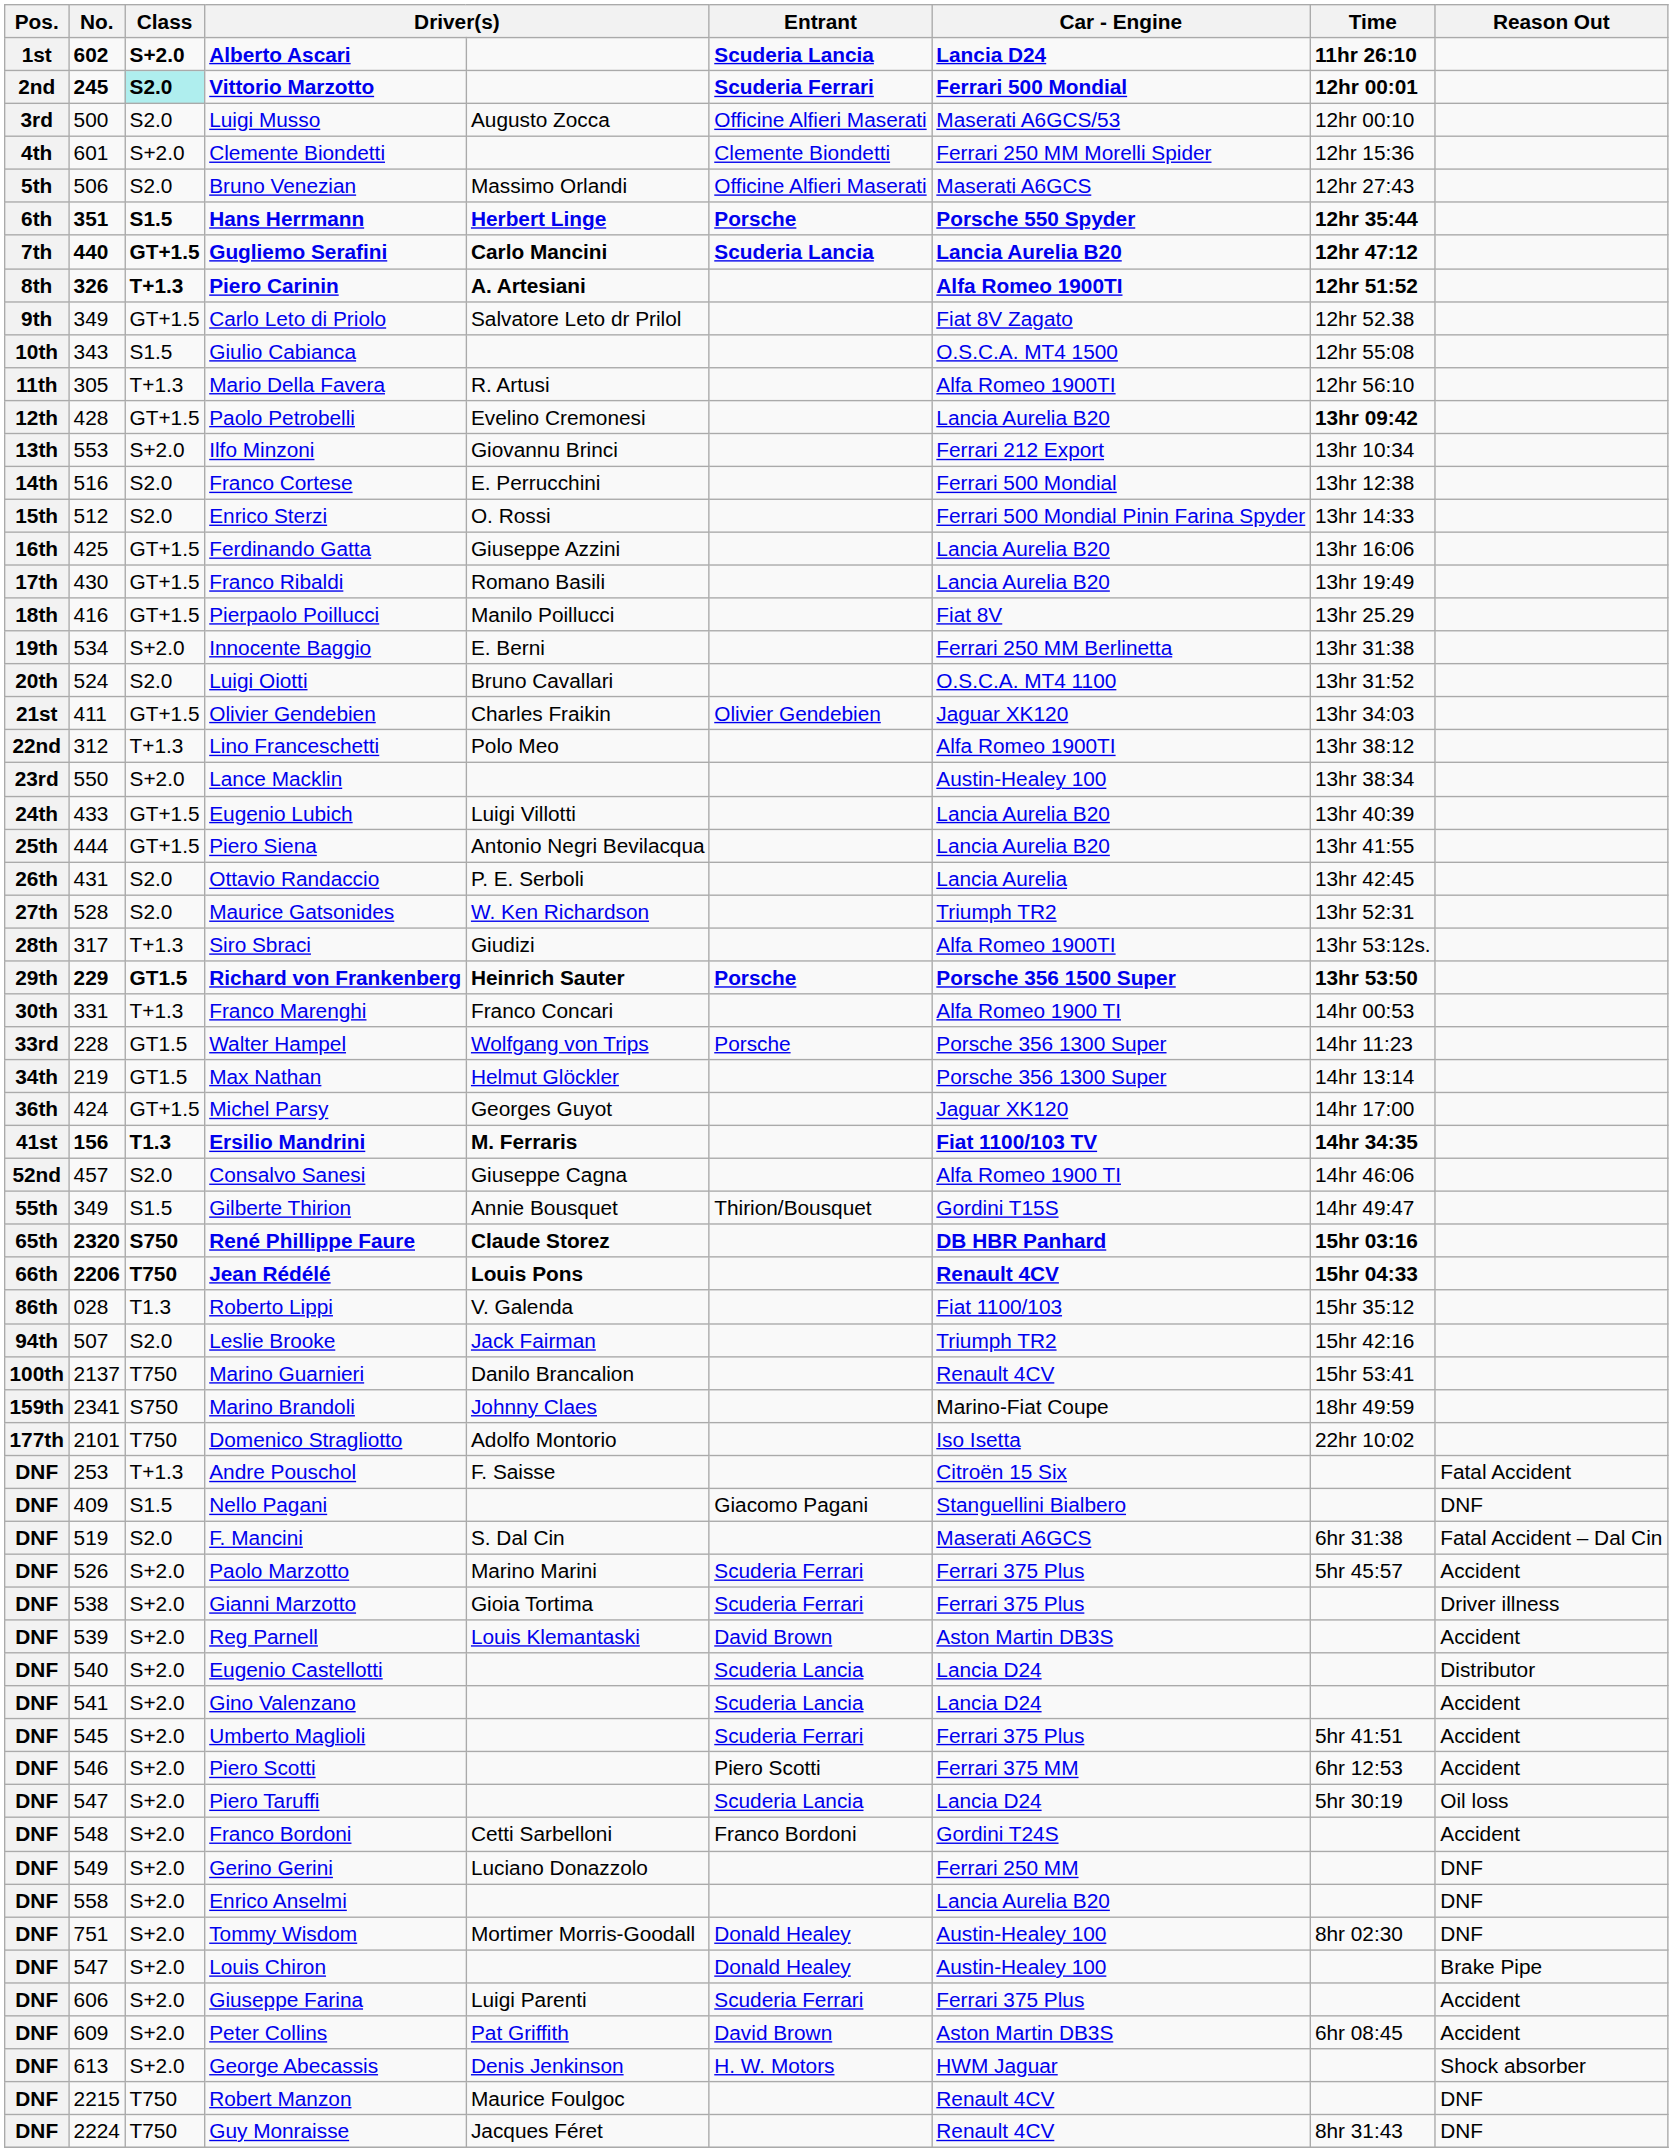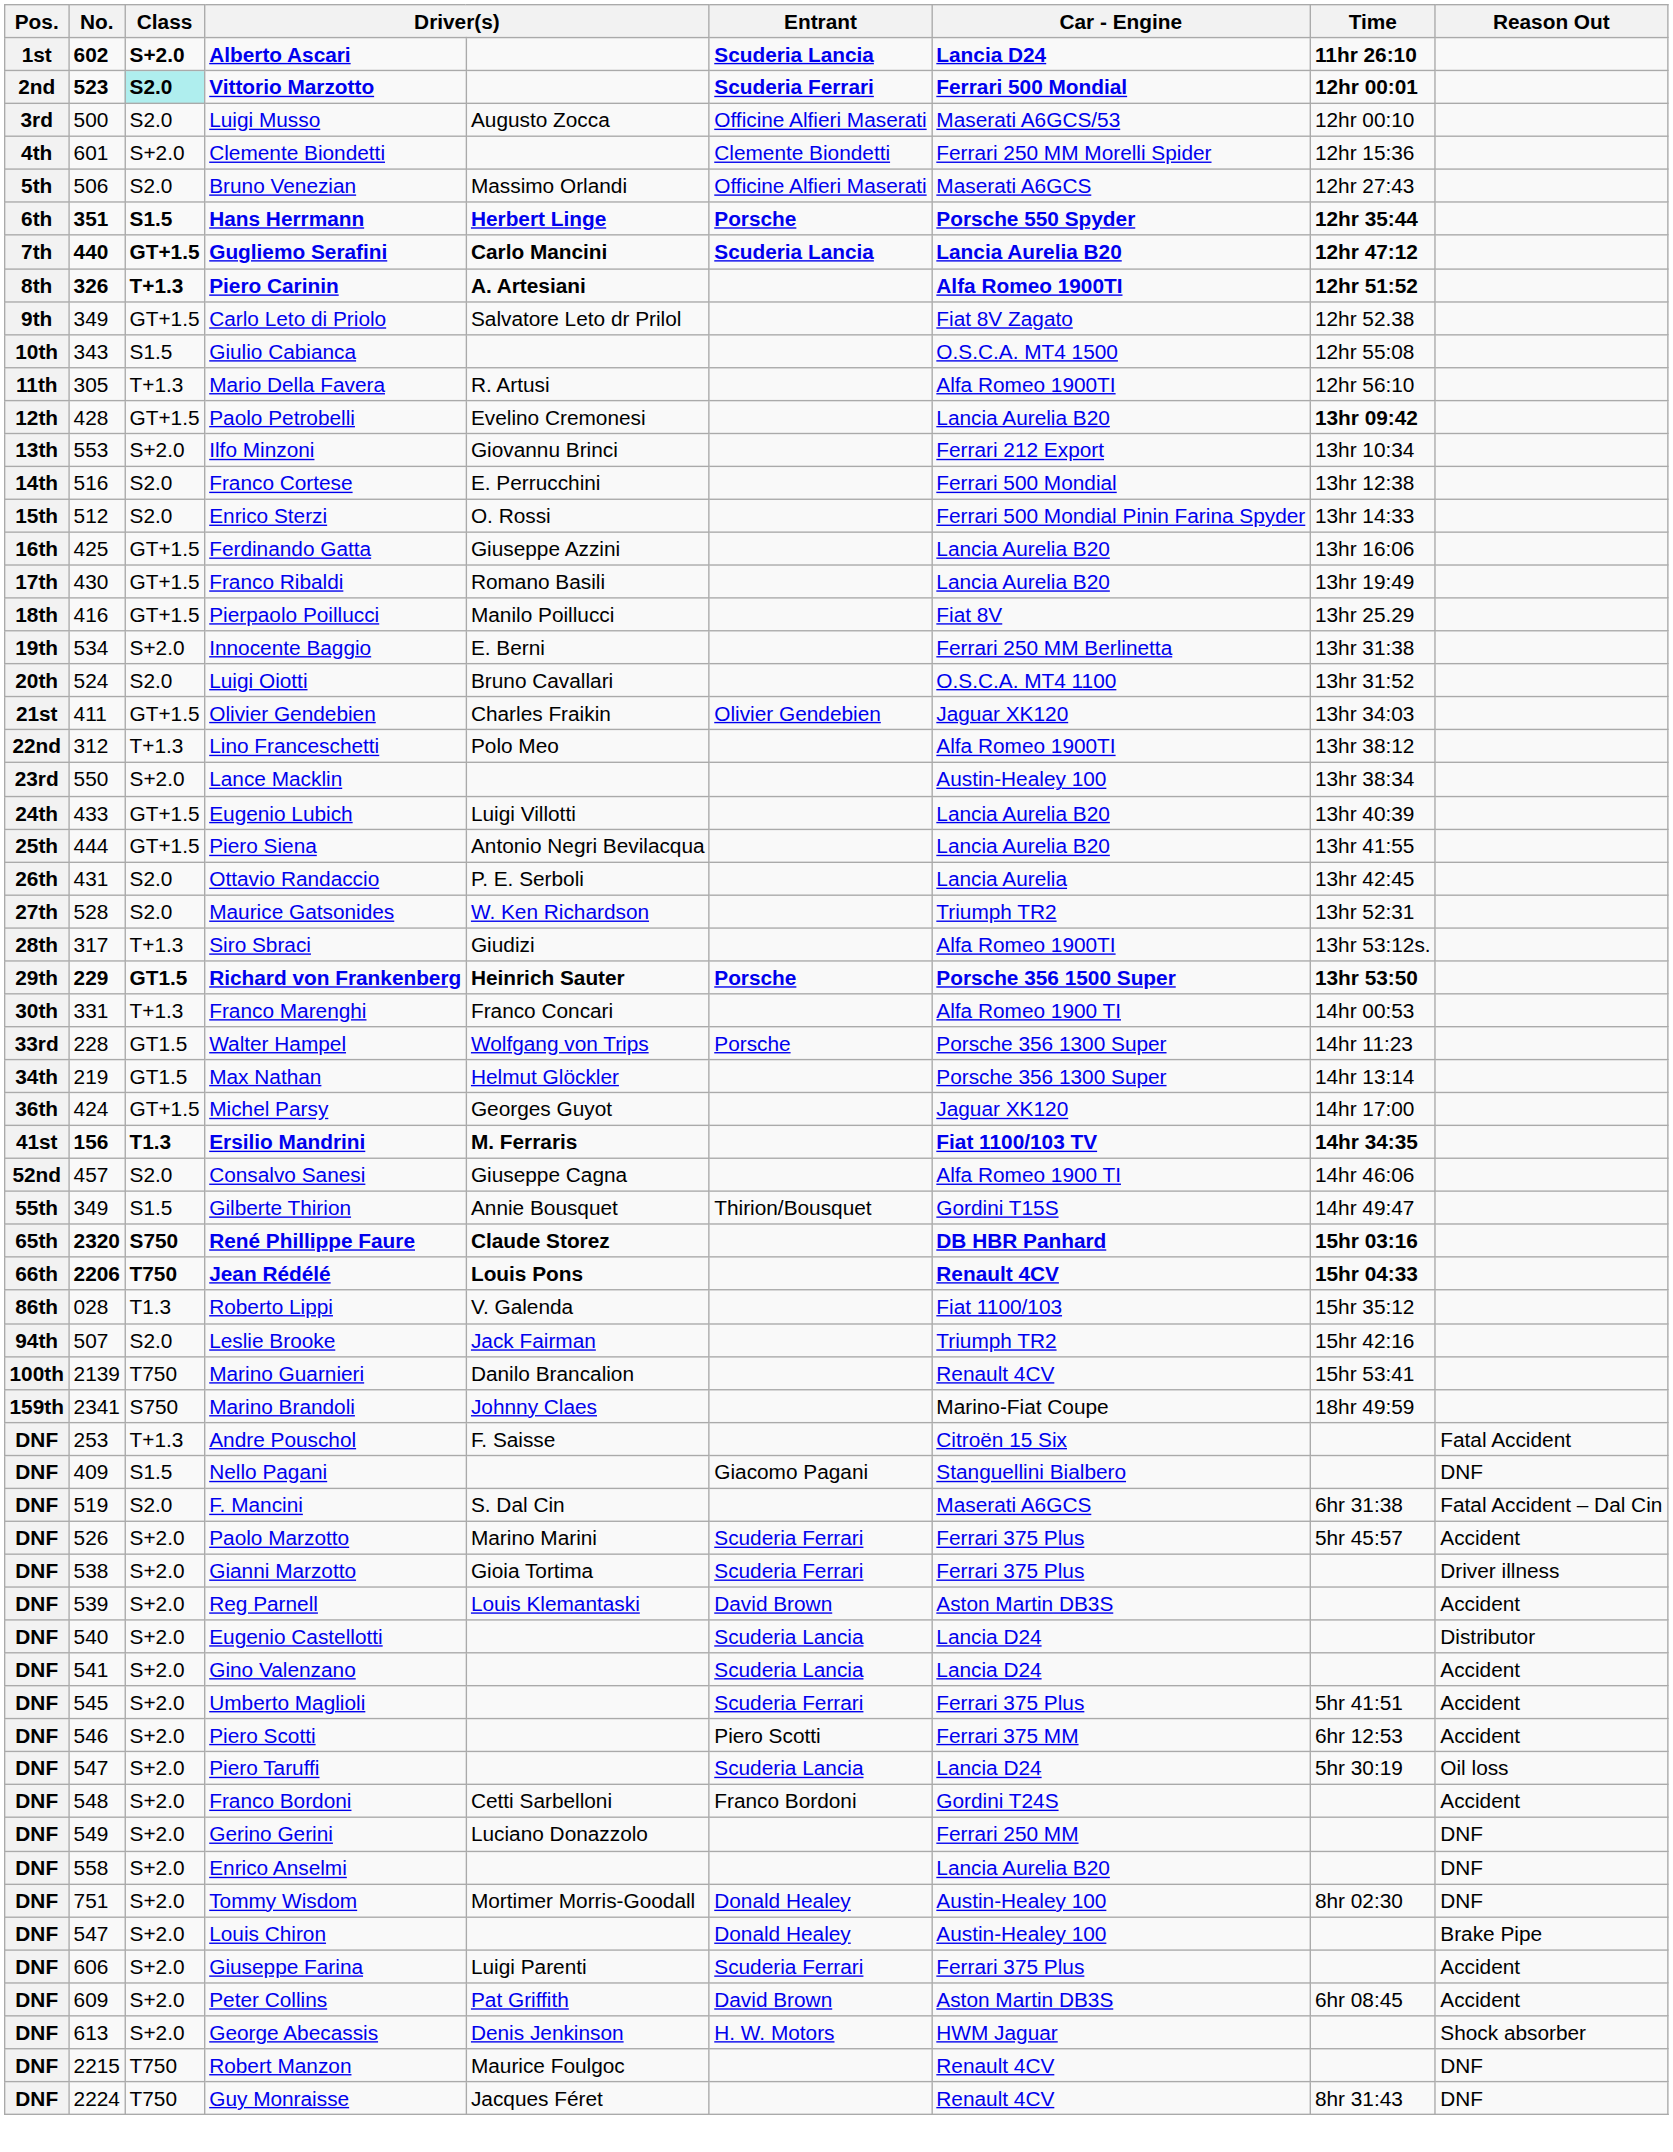(91, 87) 245 -> (91, 87) 523
(97, 1373) 2137 -> (97, 1373) 2139
- row: (306, 1439)
